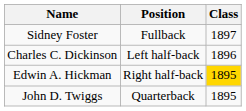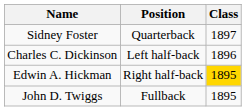(163, 34) Fullback -> (163, 34) Quarterback
(163, 95) Quarterback -> (163, 95) Fullback
